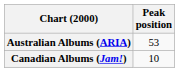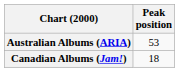(154, 59) 10 -> (154, 59) 18
